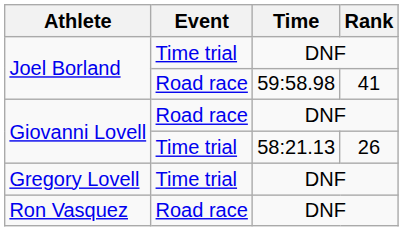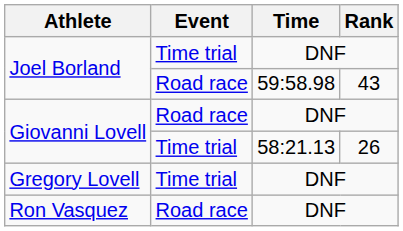(369, 84) 41 -> (369, 84) 43
